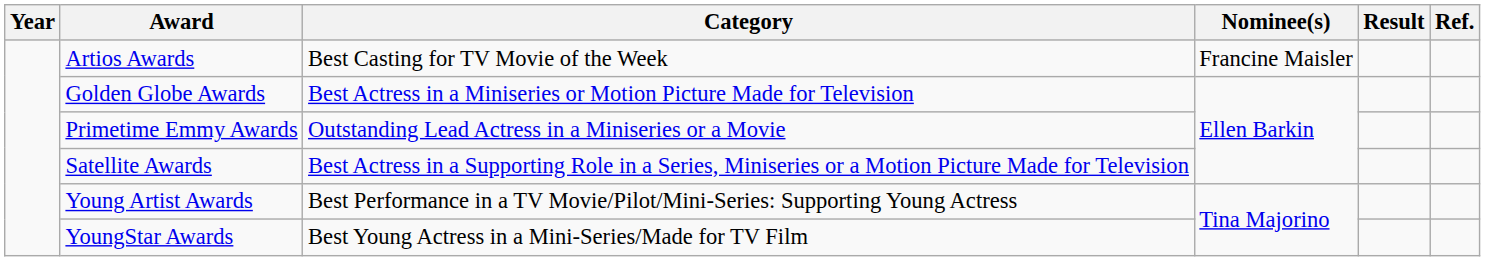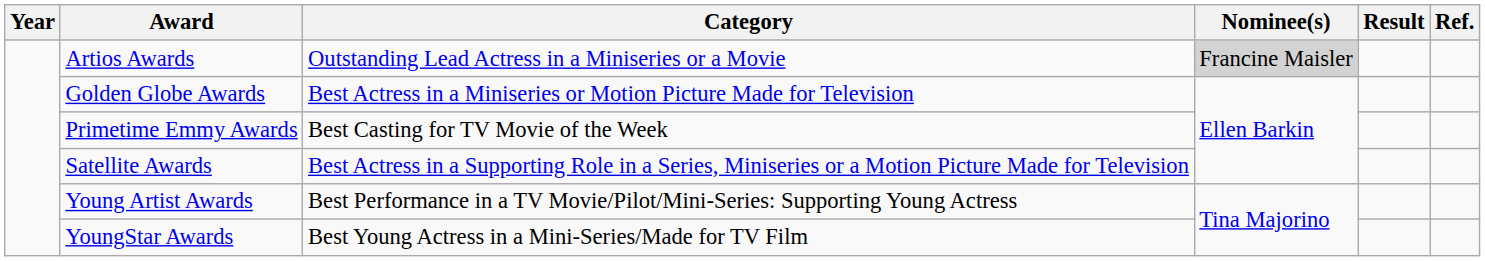(488, 58) Best Casting for TV Movie of the Week -> (547, 58) Outstanding Lead Actress in a Miniseries or a Movie
(1276, 58) no background -> (1276, 58) lightgrey background
(547, 129) Outstanding Lead Actress in a Miniseries or a Movie -> (488, 129) Best Casting for TV Movie of the Week
